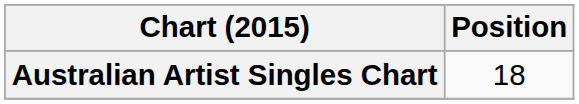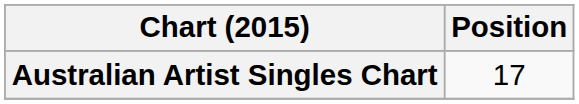(509, 74) 18 -> (509, 74) 17
